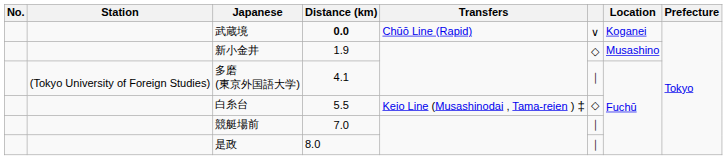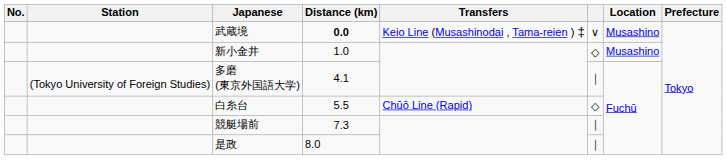(427, 31) Chūō Line (Rapid) -> (484, 32) Keio Line (Musashinodai , Tama-reien ) ‡
(626, 31) Koganei -> (633, 32) Musashino
(341, 51) 1.9 -> (341, 52) 1.0
(484, 105) Keio Line (Musashinodai , Tama-reien ) ‡ -> (427, 105) Chūō Line (Rapid)
(341, 125) 7.0 -> (341, 125) 7.3
